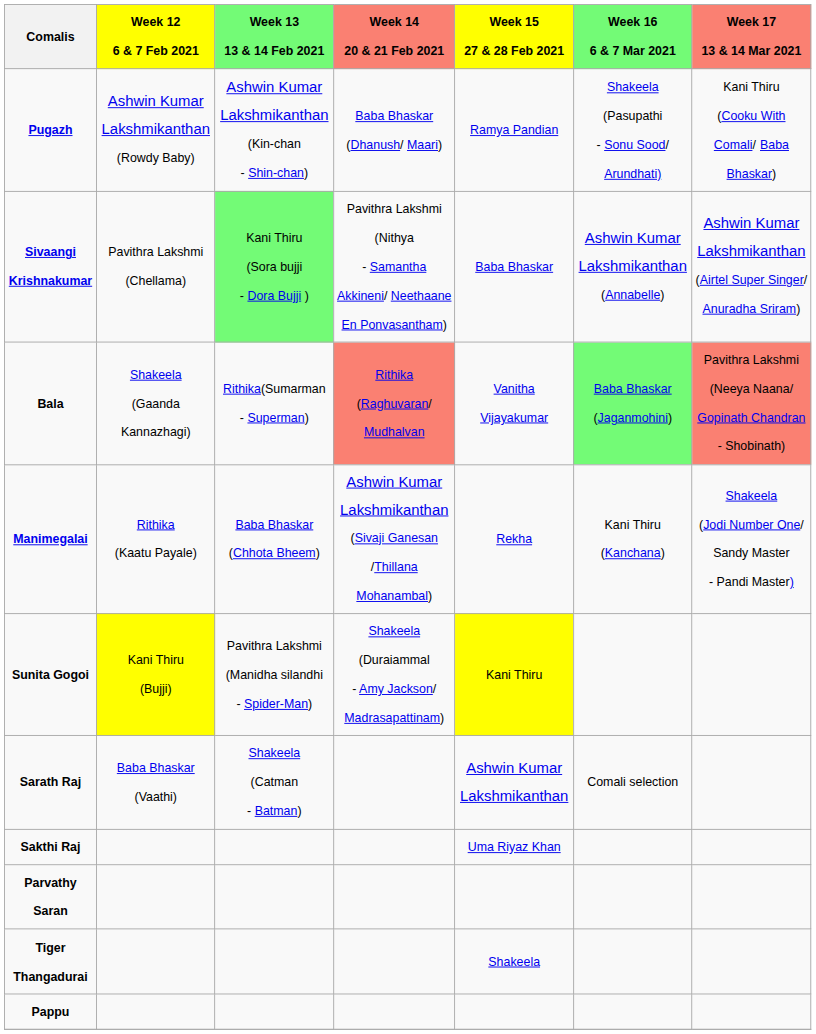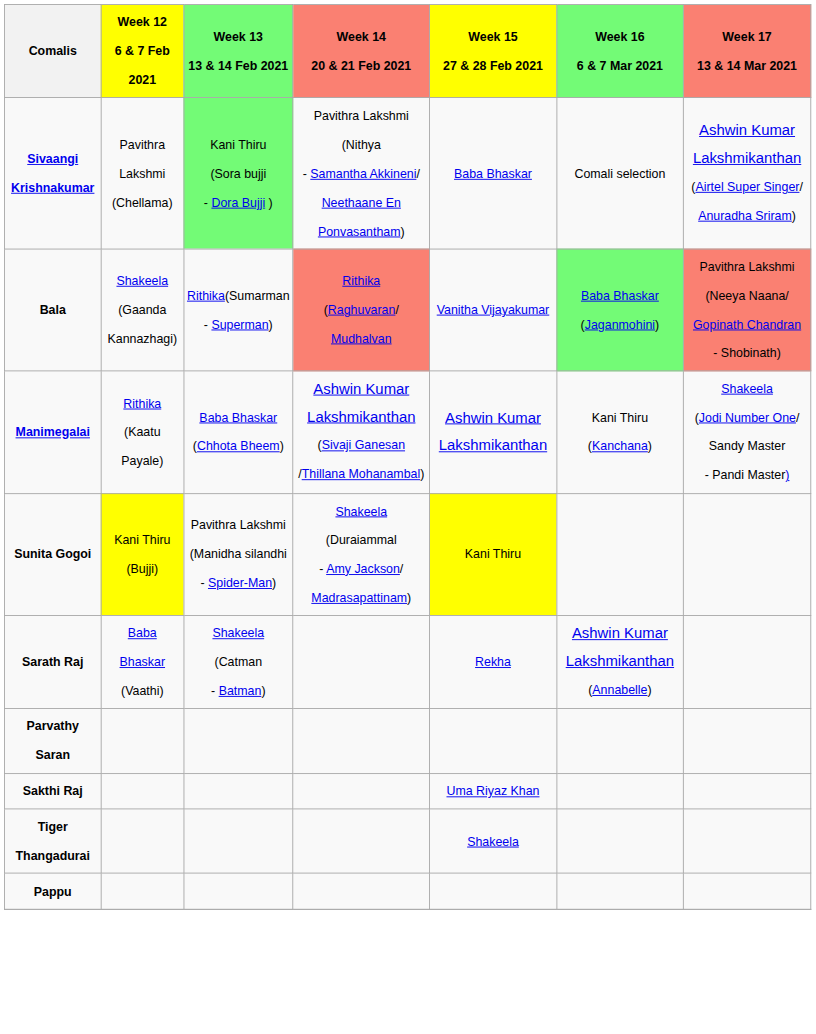- row: (50, 130)
(633, 266) Ashwin Kumar Lakshmikanthan (Annabelle) -> (620, 173) Comali selection
(514, 538) Rekha -> (493, 432) Ashwin Kumar Lakshmikanthan
(514, 782) Ashwin Kumar Lakshmikanthan -> (493, 661) Rekha
(633, 782) Comali selection -> (620, 661) Ashwin Kumar Lakshmikanthan (Annabelle)
rows swapped: (50, 847) <-> (50, 897)
